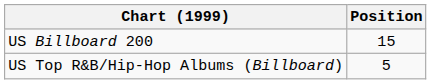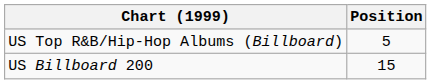rows swapped: (81, 41) <-> (176, 66)
